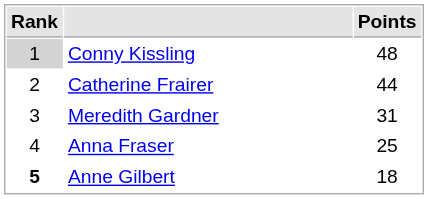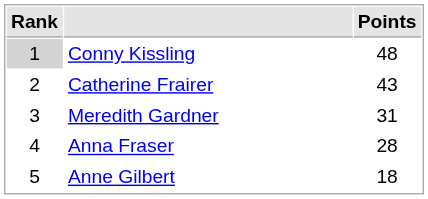(387, 84) 44 -> (387, 84) 43
(387, 146) 25 -> (387, 146) 28
(35, 177) bold -> (35, 177) normal
